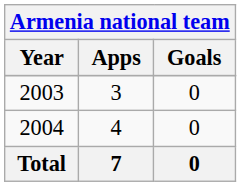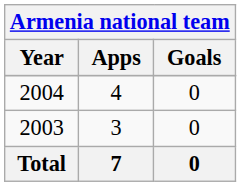rows swapped: (42, 92) <-> (42, 127)
